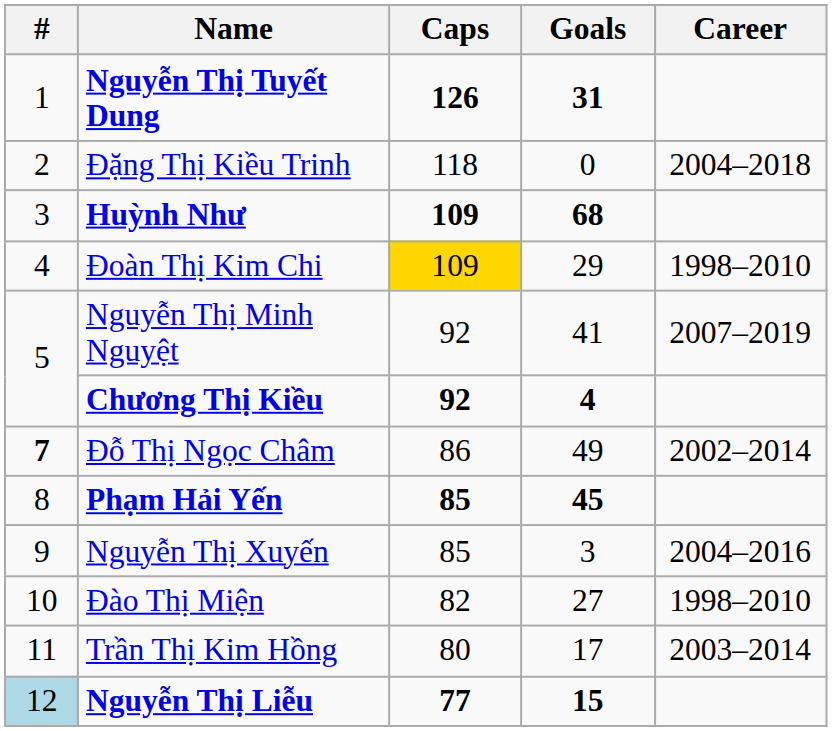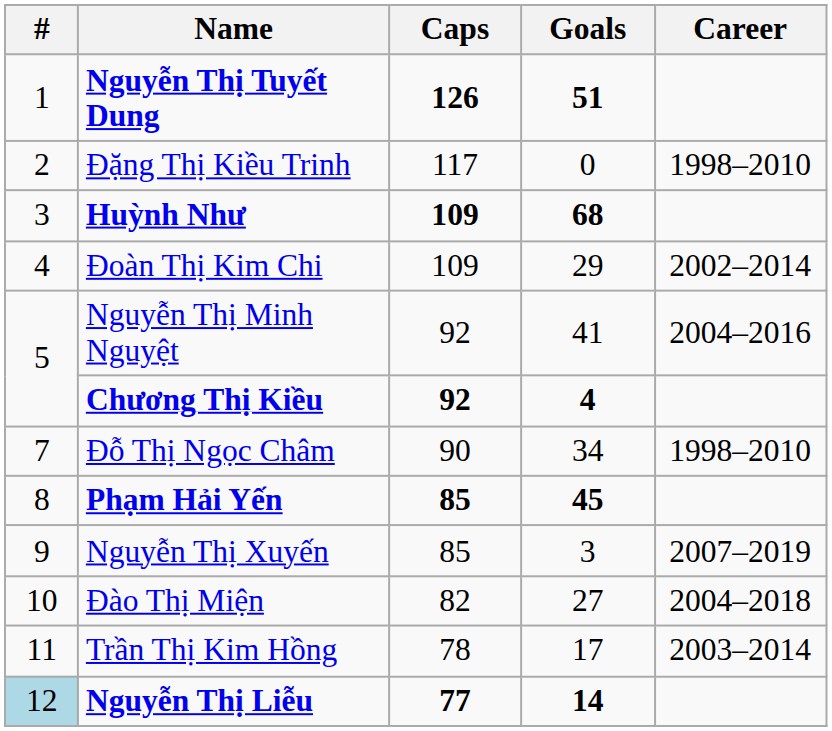(588, 97) 31 -> (588, 97) 51
(455, 164) 118 -> (455, 164) 117
(740, 164) 2004–2018 -> (740, 164) 1998–2010
(455, 264) gold background -> (455, 264) no background
(740, 264) 1998–2010 -> (740, 264) 2002–2014
(740, 332) 2007–2019 -> (740, 332) 2004–2016
(42, 450) bold -> (42, 450) normal
(455, 450) 86 -> (455, 450) 90
(588, 450) 49 -> (588, 450) 34
(740, 450) 2002–2014 -> (740, 450) 1998–2010
(740, 550) 2004–2016 -> (740, 550) 2007–2019
(740, 600) 1998–2010 -> (740, 600) 2004–2018
(455, 650) 80 -> (455, 650) 78
(588, 700) 15 -> (588, 700) 14
